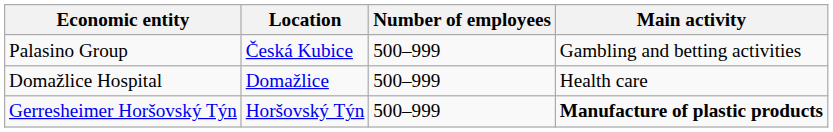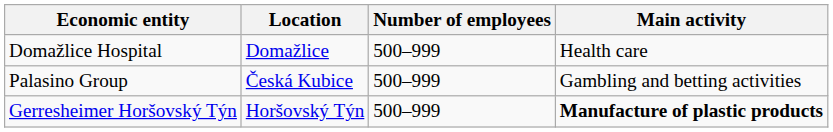rows swapped: (68, 50) <-> (86, 80)
